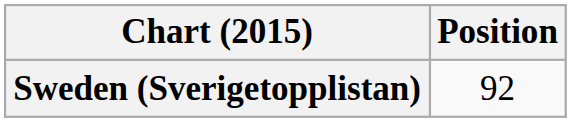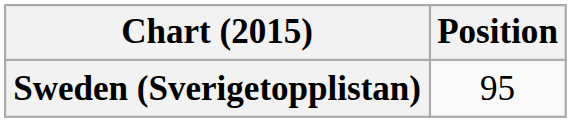(498, 87) 92 -> (498, 87) 95
